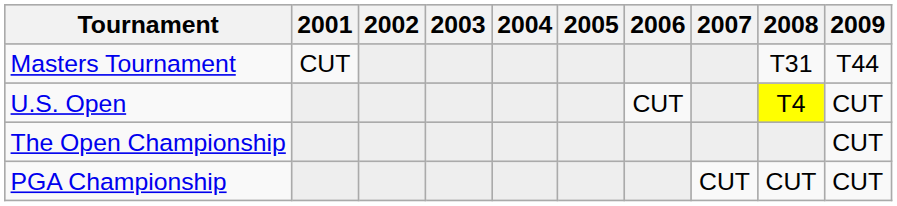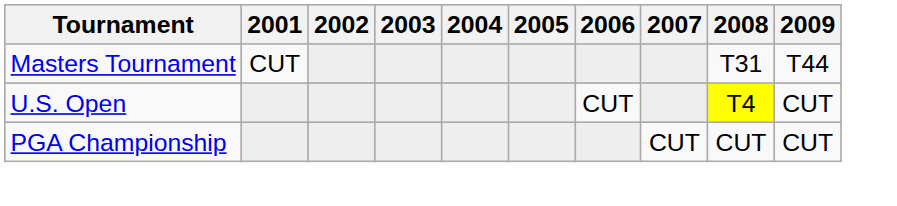- row: (148, 142)
